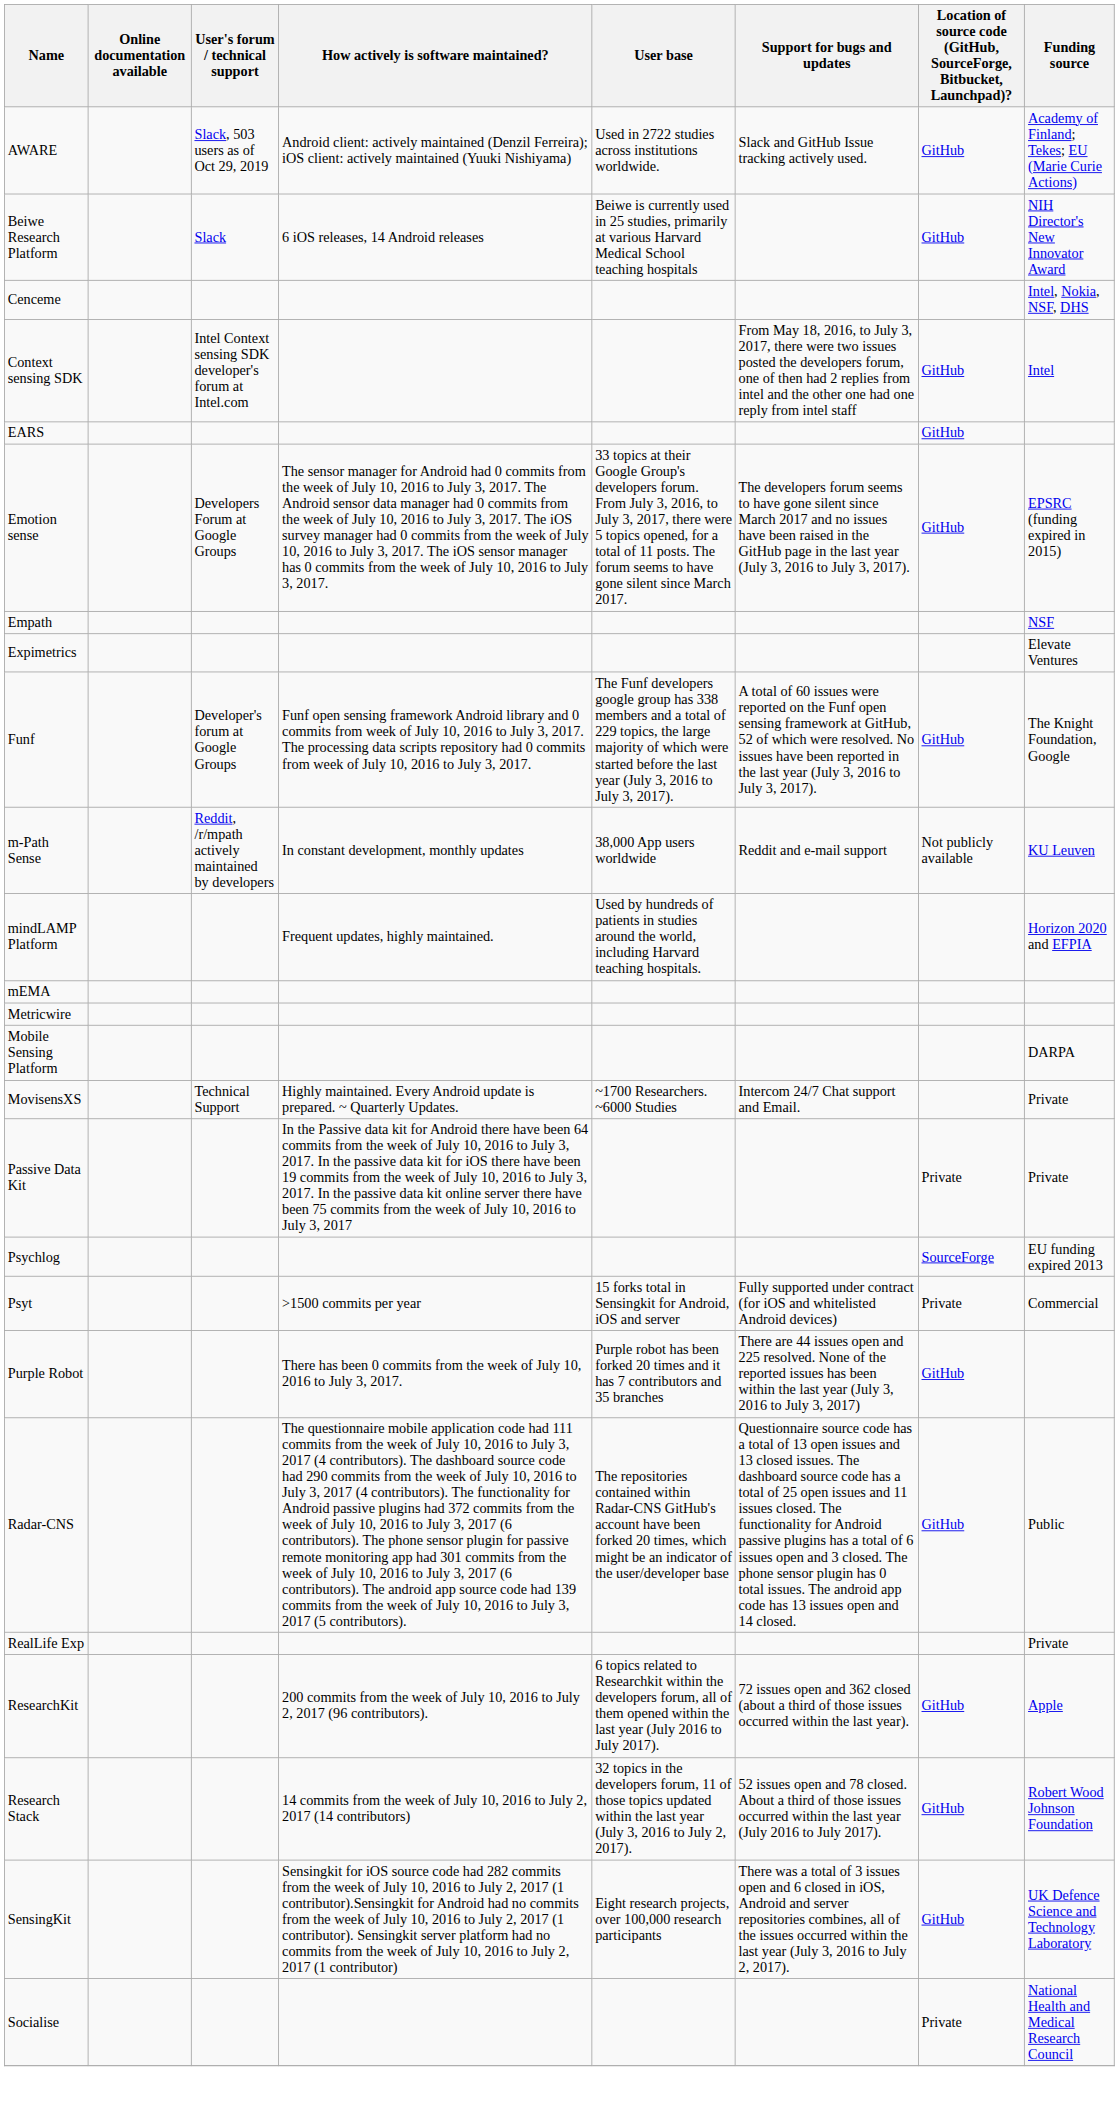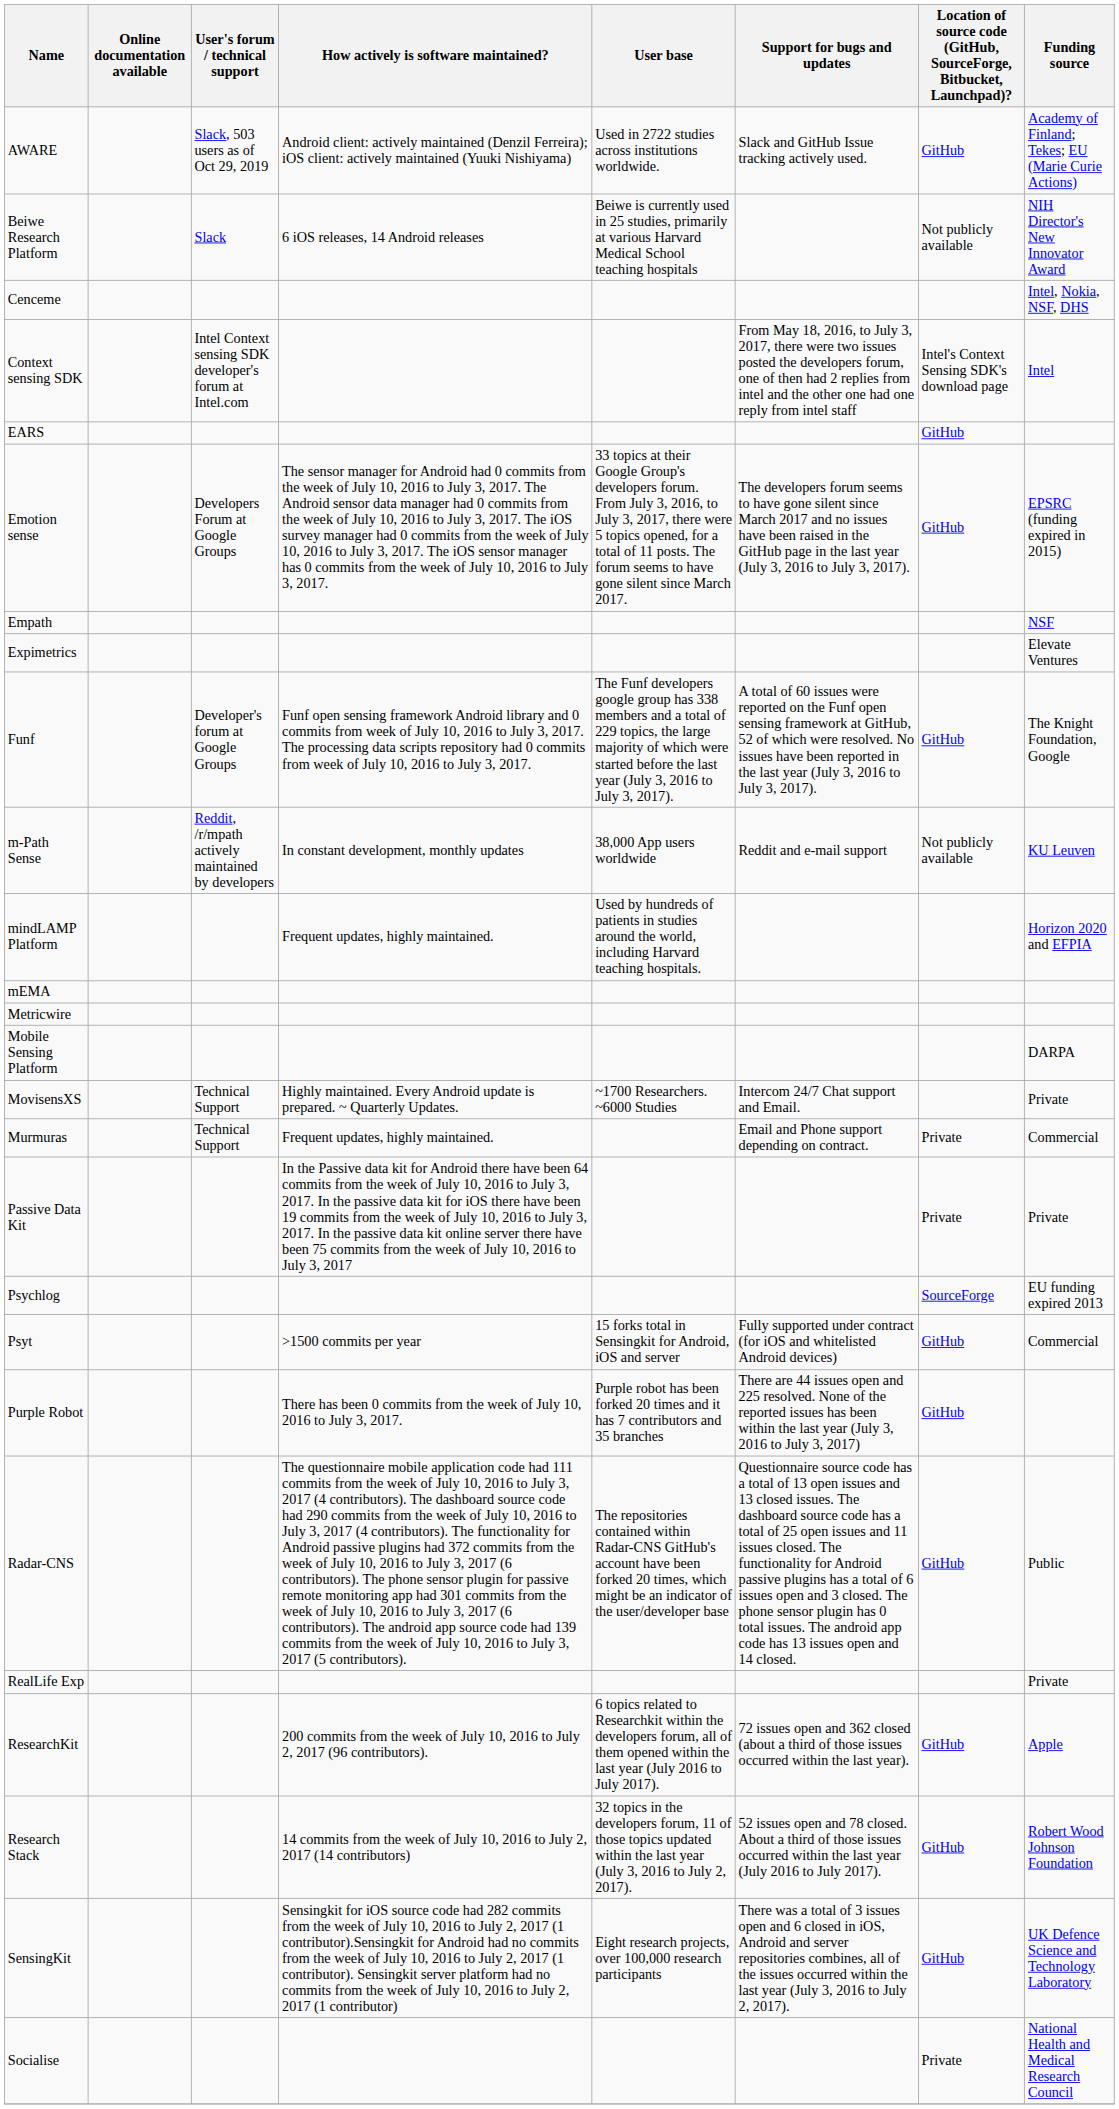(943, 237) GitHub -> (957, 237) Not publicly available
(943, 370) GitHub -> (965, 370) Intel's Context Sensing SDK's download page
+ row: (37, 1138)
(942, 1303) Private -> (943, 1342) GitHub
